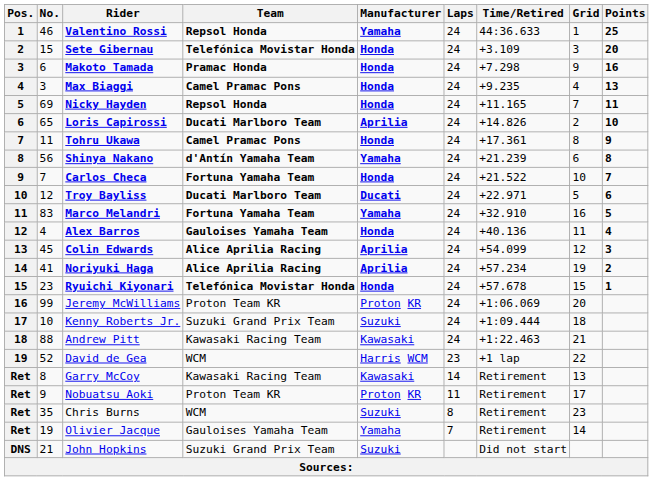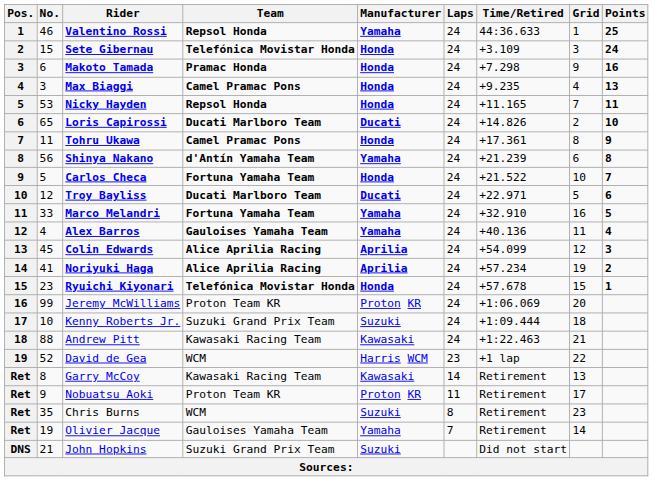(612, 50) 20 -> (612, 50) 24
(46, 105) 69 -> (46, 105) 53
(384, 123) Aprilia -> (380, 123) Ducati
(43, 177) 7 -> (43, 177) 5
(46, 213) 83 -> (46, 213) 33
(377, 232) Honda -> (380, 232) Yamaha
